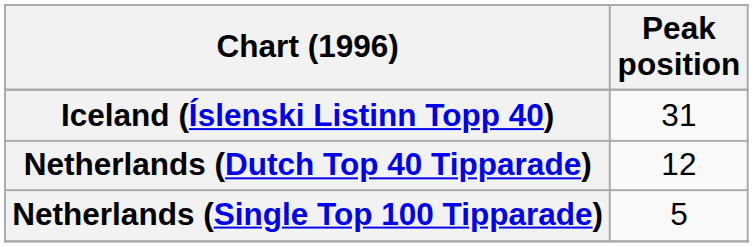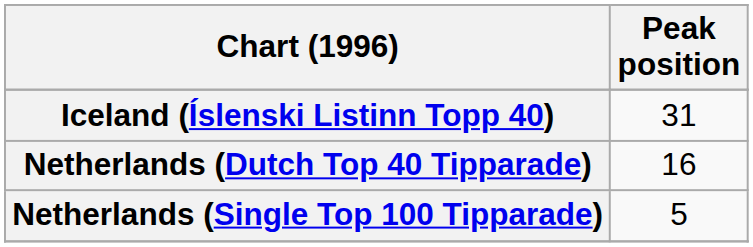(679, 164) 12 -> (679, 164) 16
